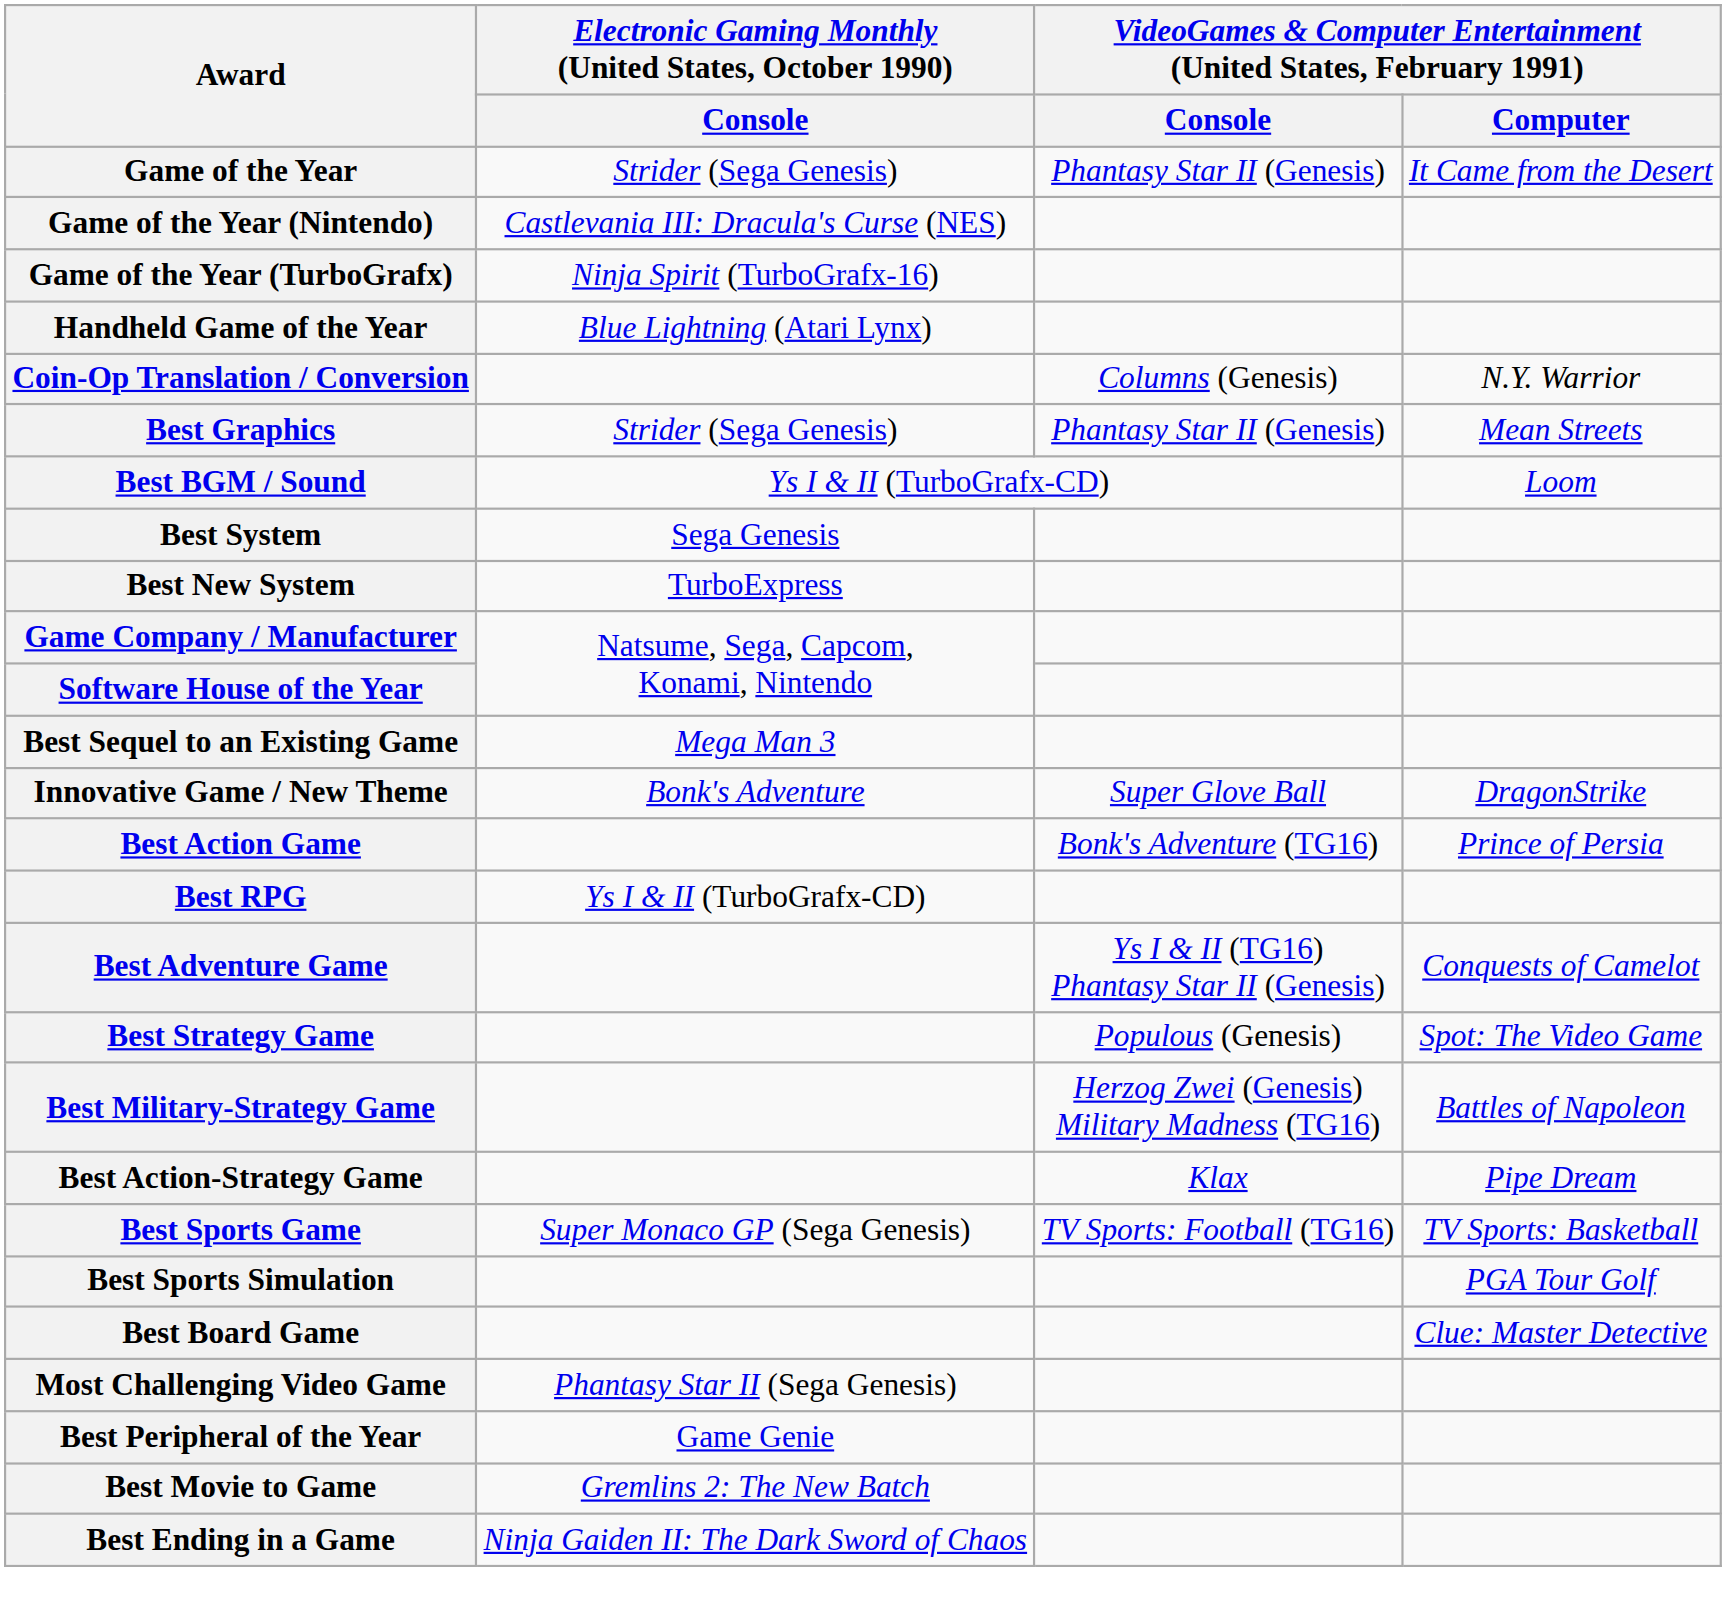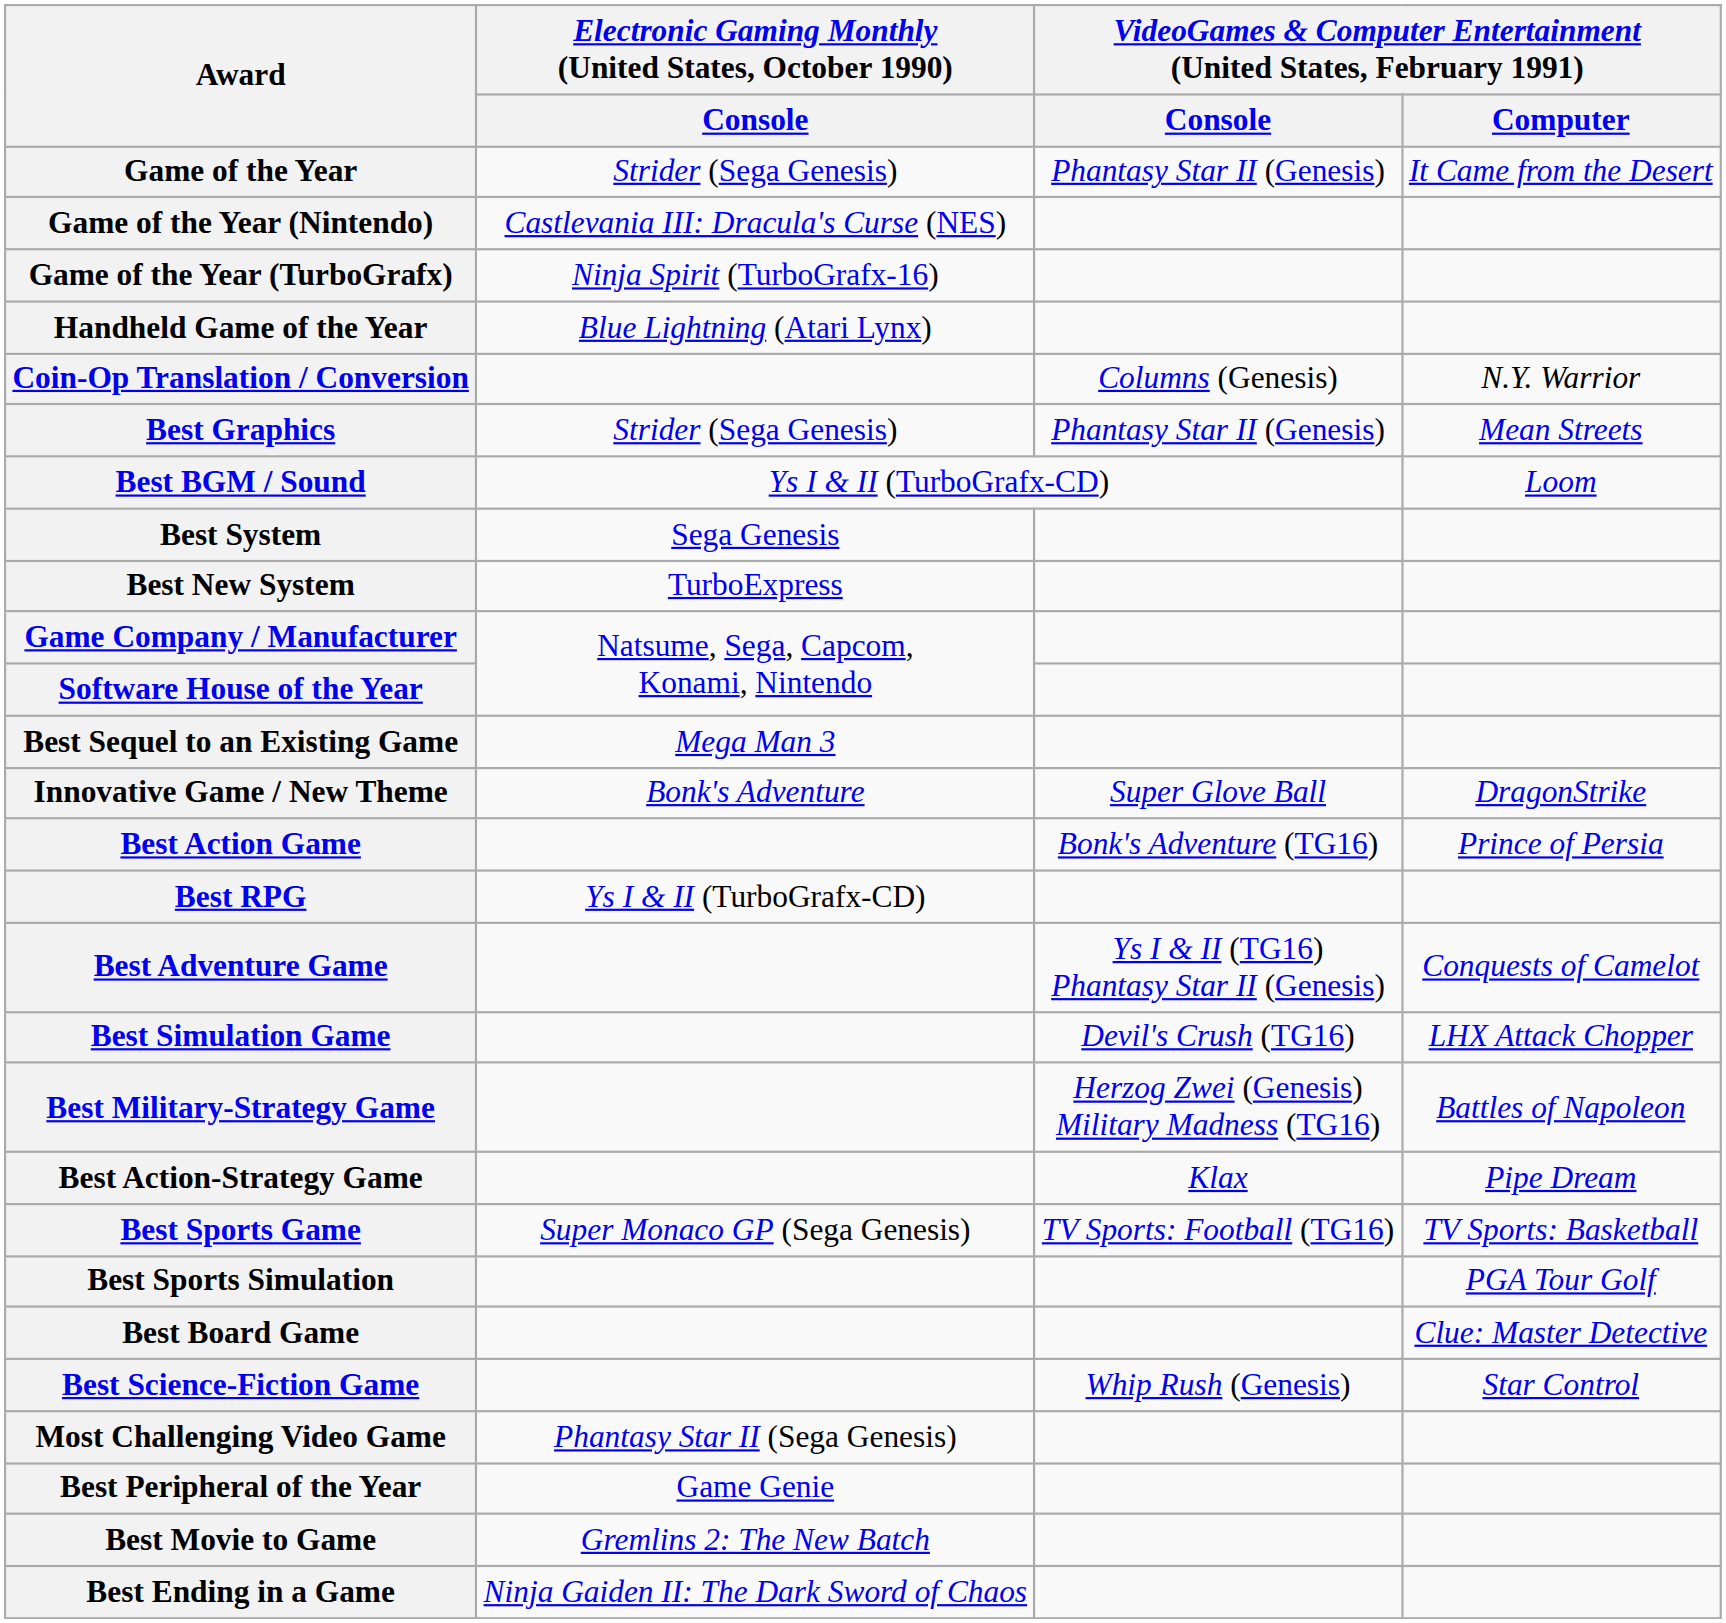+ row: (241, 1036)
- row: (241, 1036)
+ row: (241, 1384)
